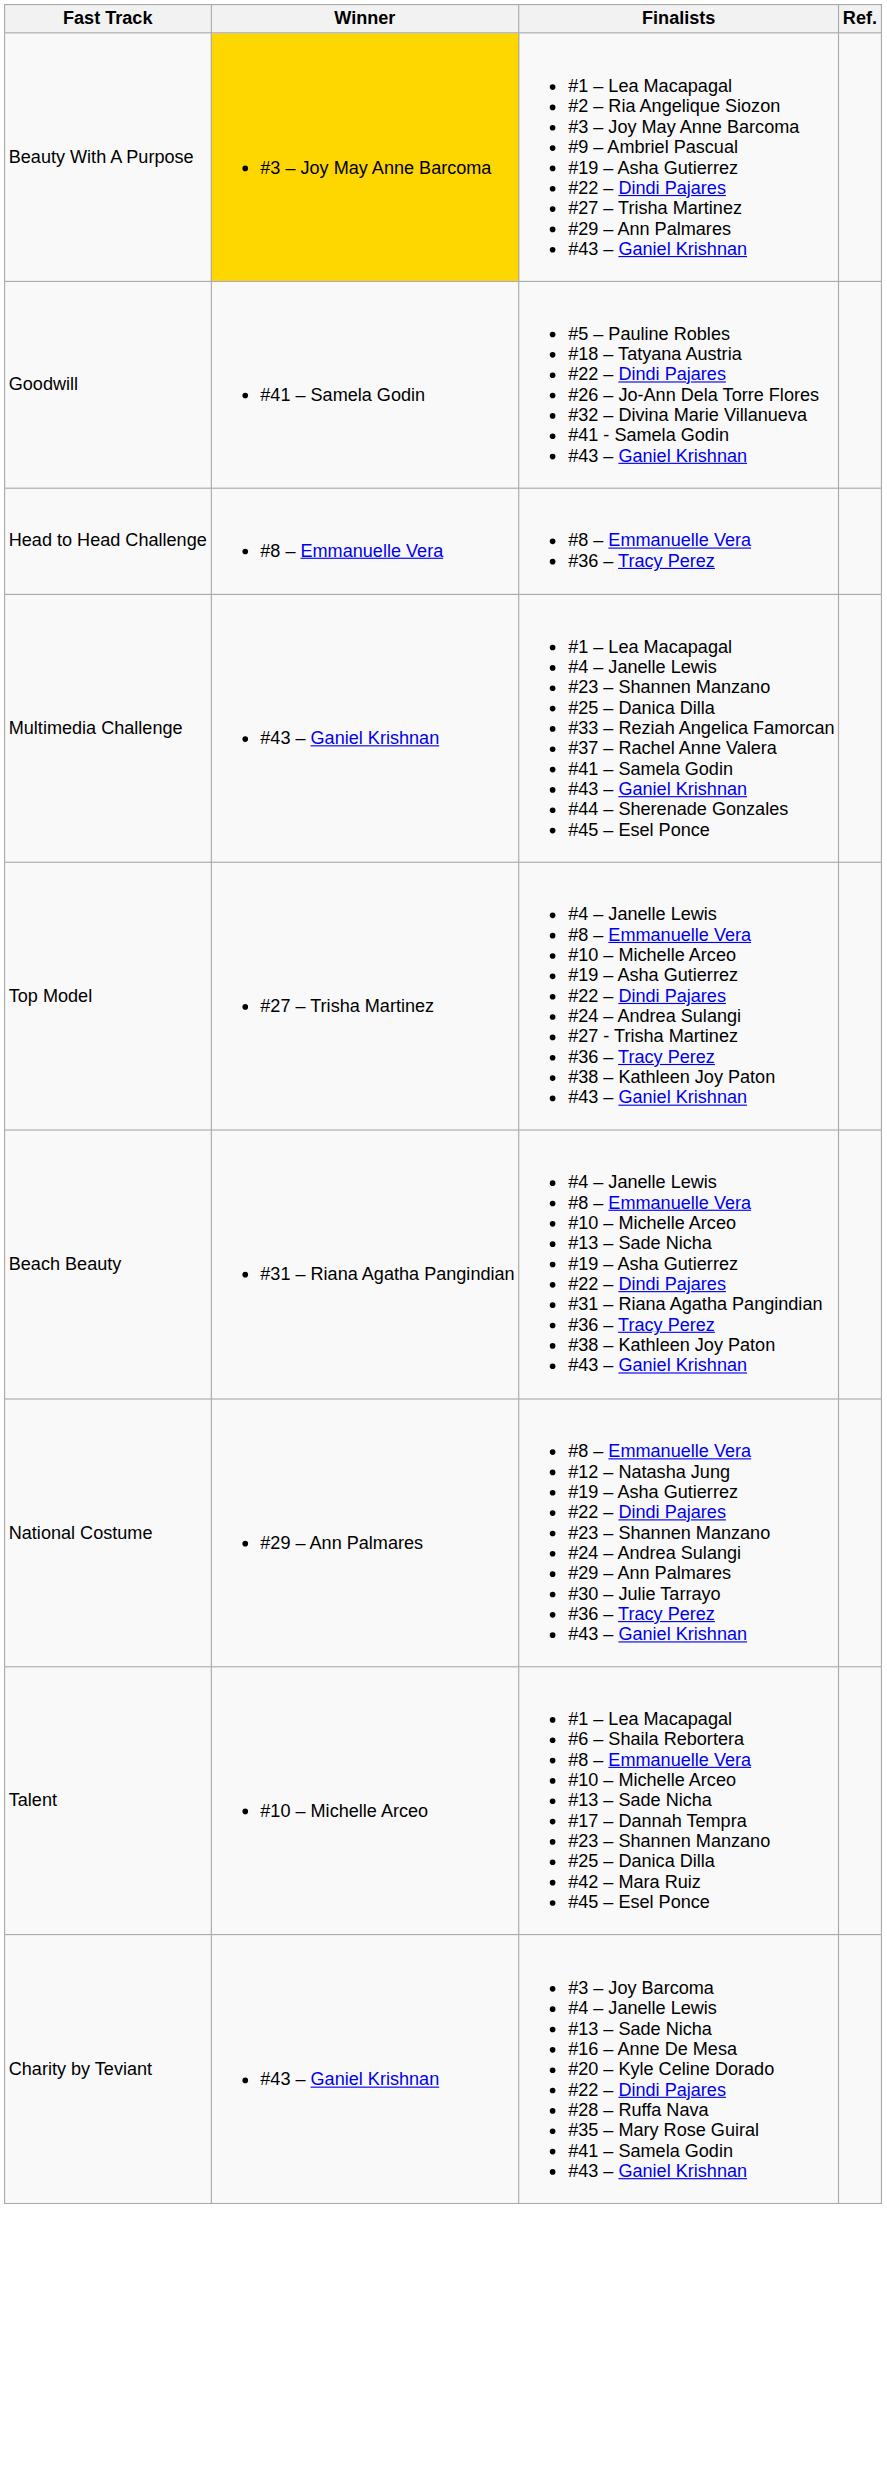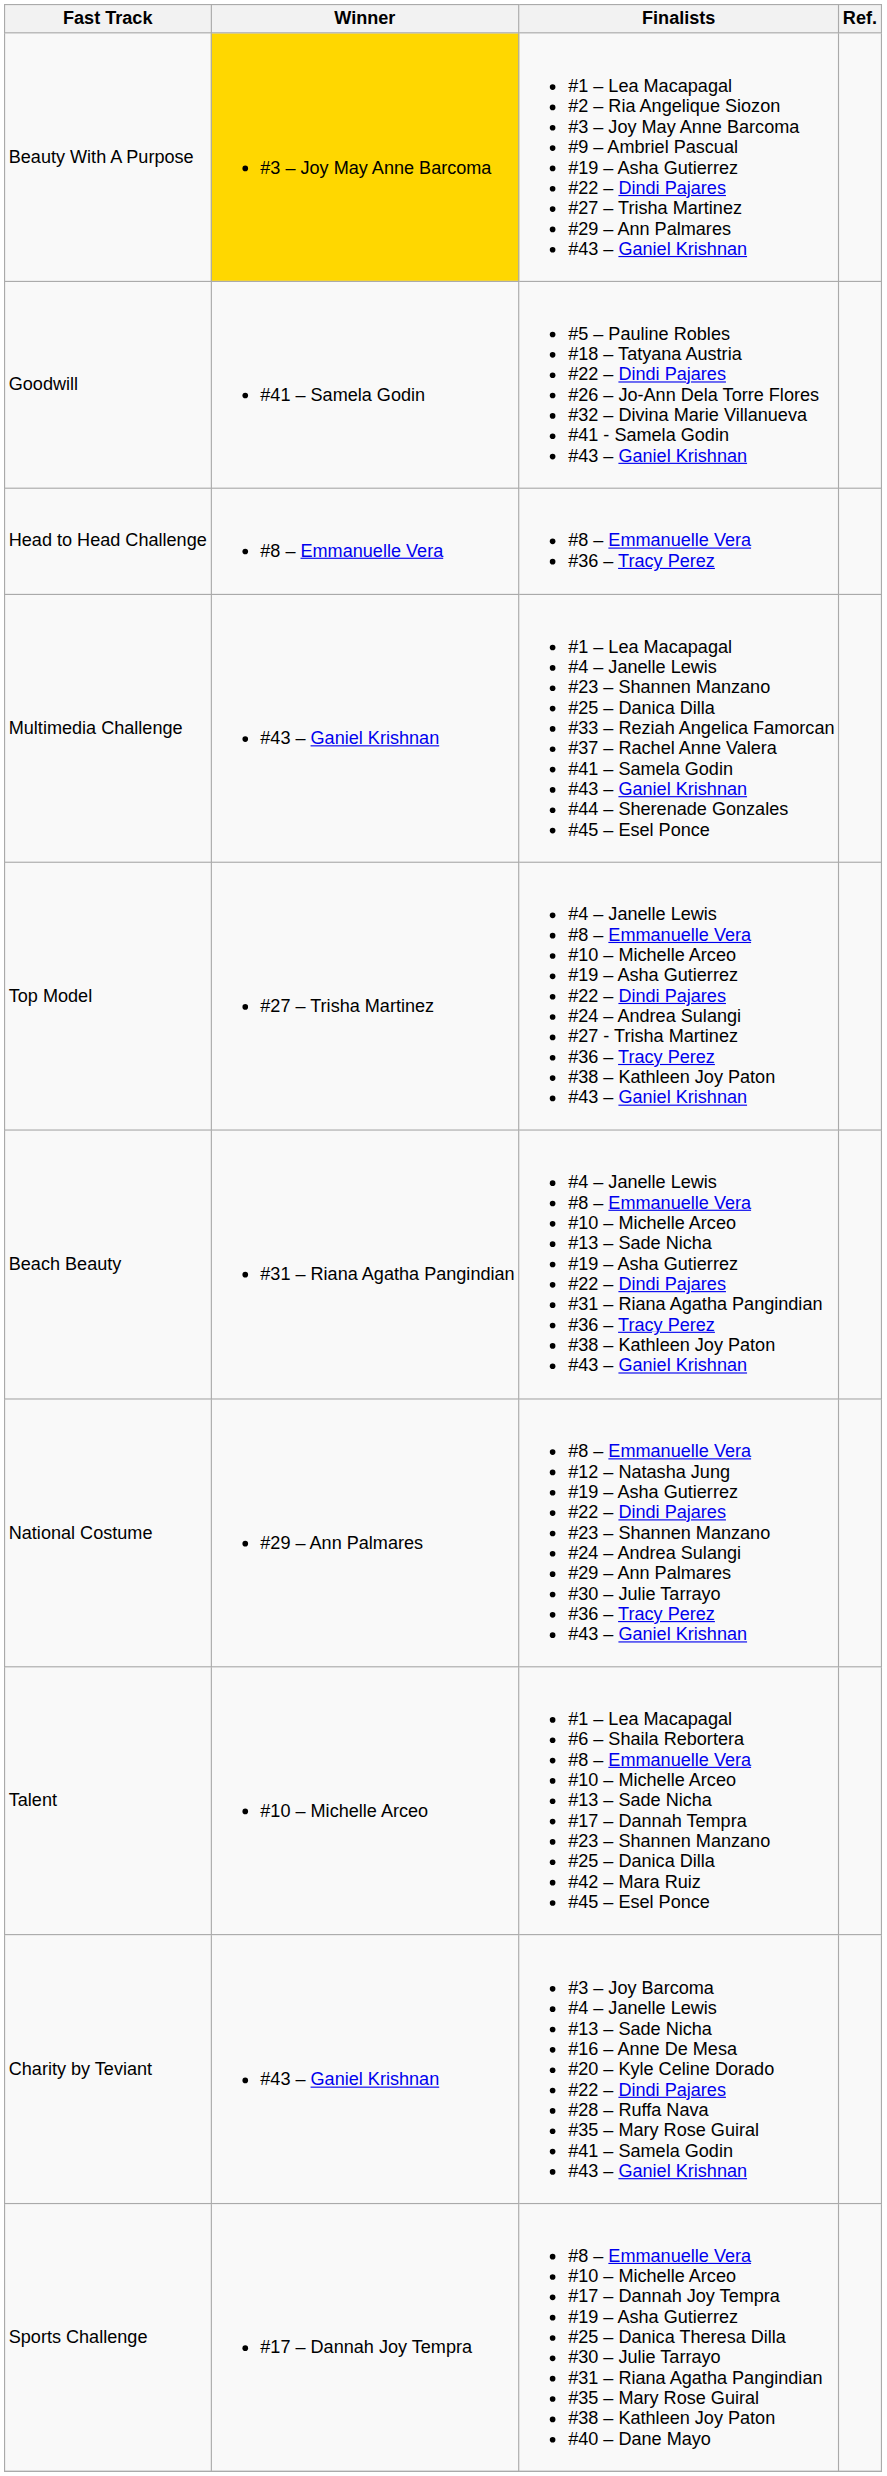+ row: (78, 2337)
